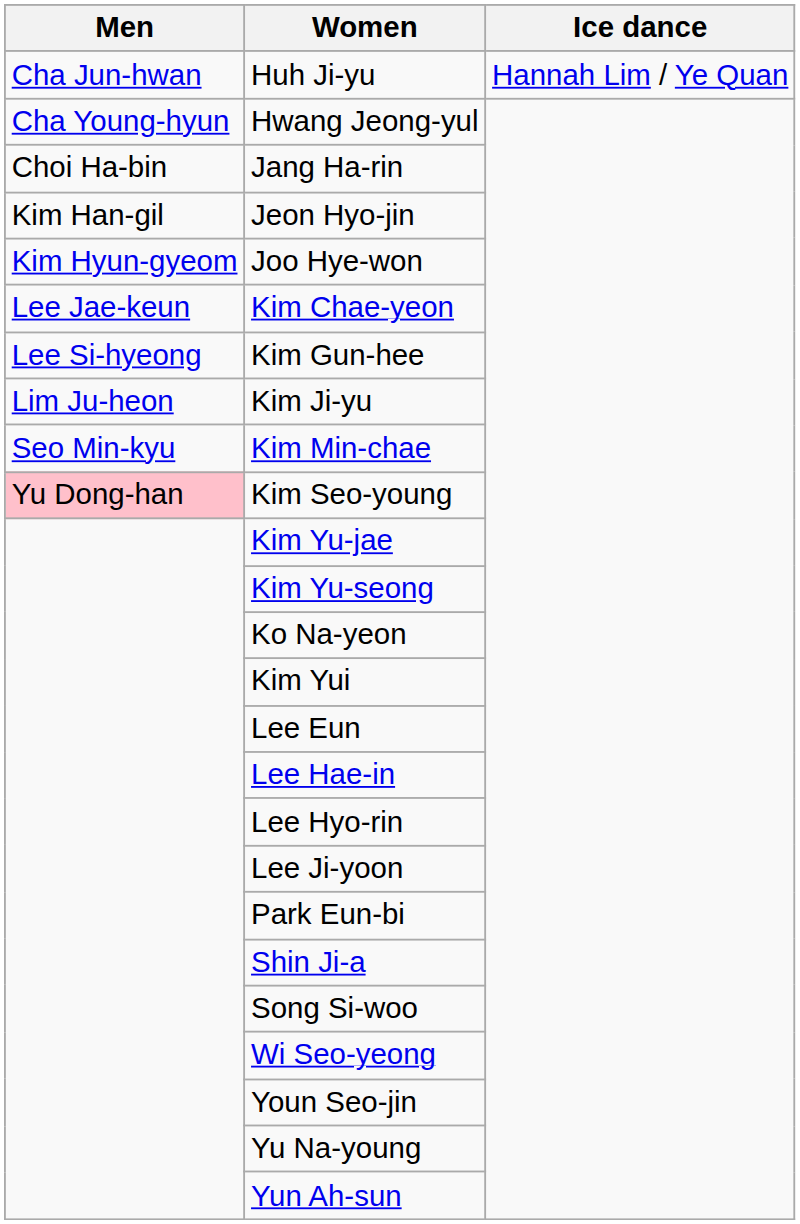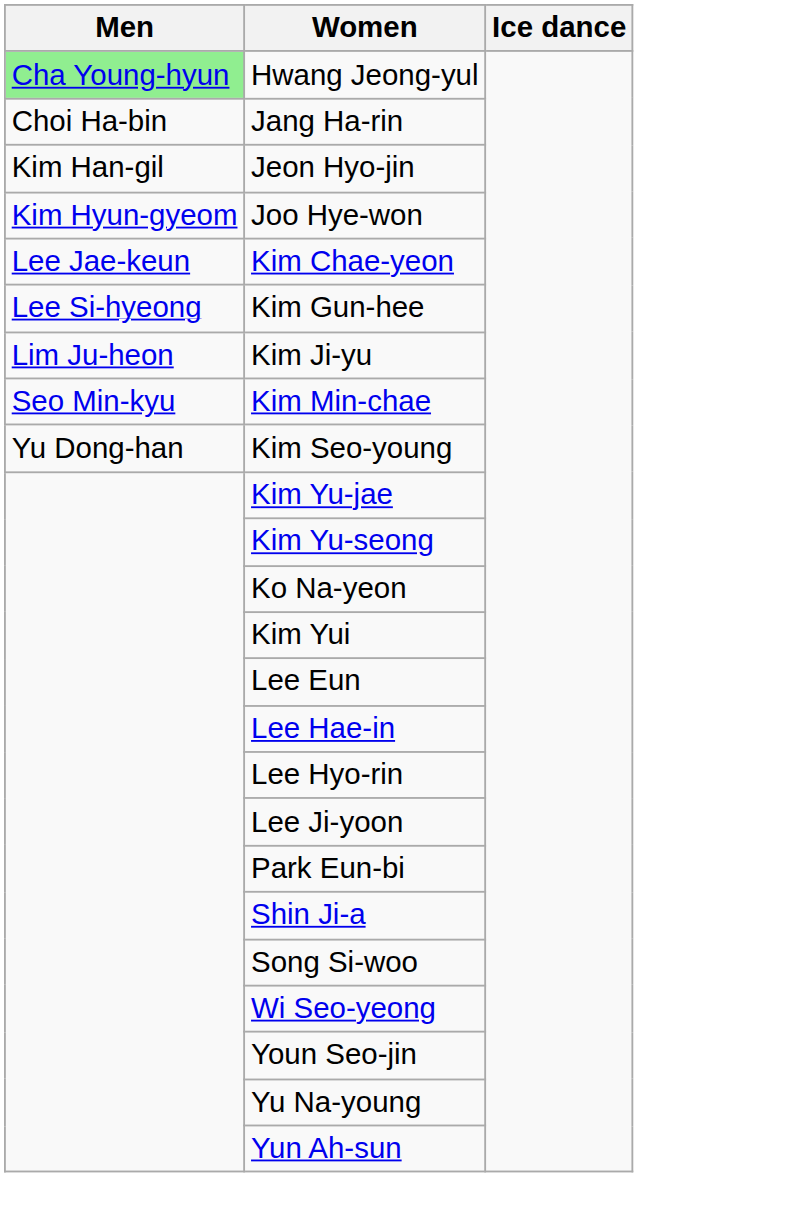- row: (313, 74)
(121, 121) no background -> (121, 74) lightgreen background
(98, 494) pink background -> (98, 448) no background
